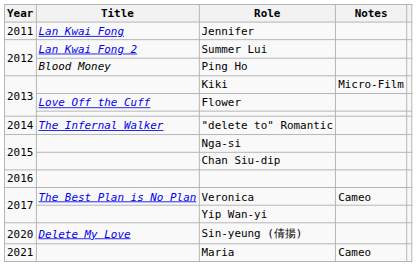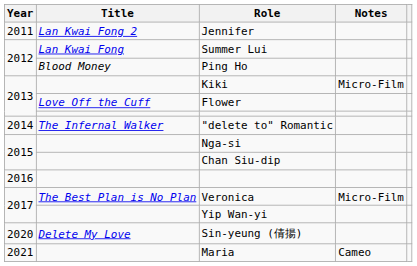(81, 31) Lan Kwai Fong -> (88, 31) Lan Kwai Fong 2
(88, 49) Lan Kwai Fong 2 -> (81, 49) Lan Kwai Fong
(355, 196) Cameo -> (371, 196) Micro-Film
